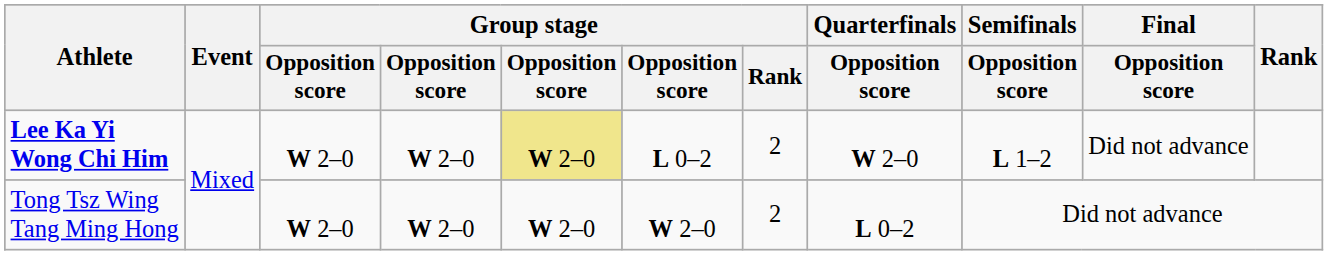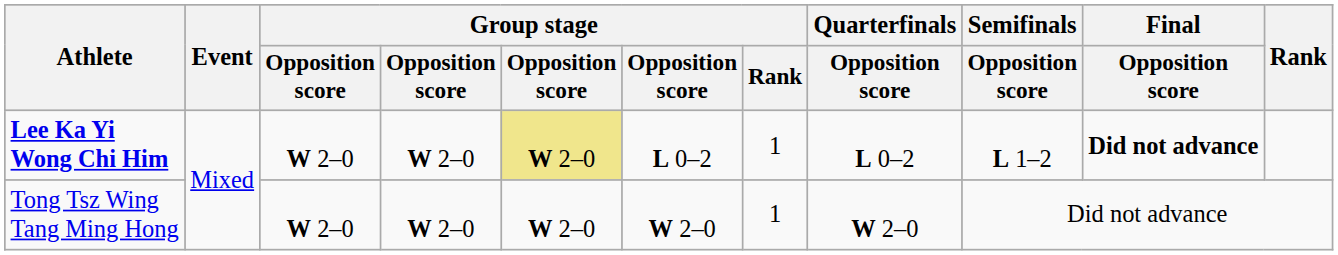(775, 145) 2 -> (775, 145) 1
(885, 159) W 2–0 -> (885, 159) L 0–2
(1168, 145) normal -> (1173, 145) bold
(775, 214) 2 -> (775, 214) 1
(885, 229) L 0–2 -> (885, 229) W 2–0
